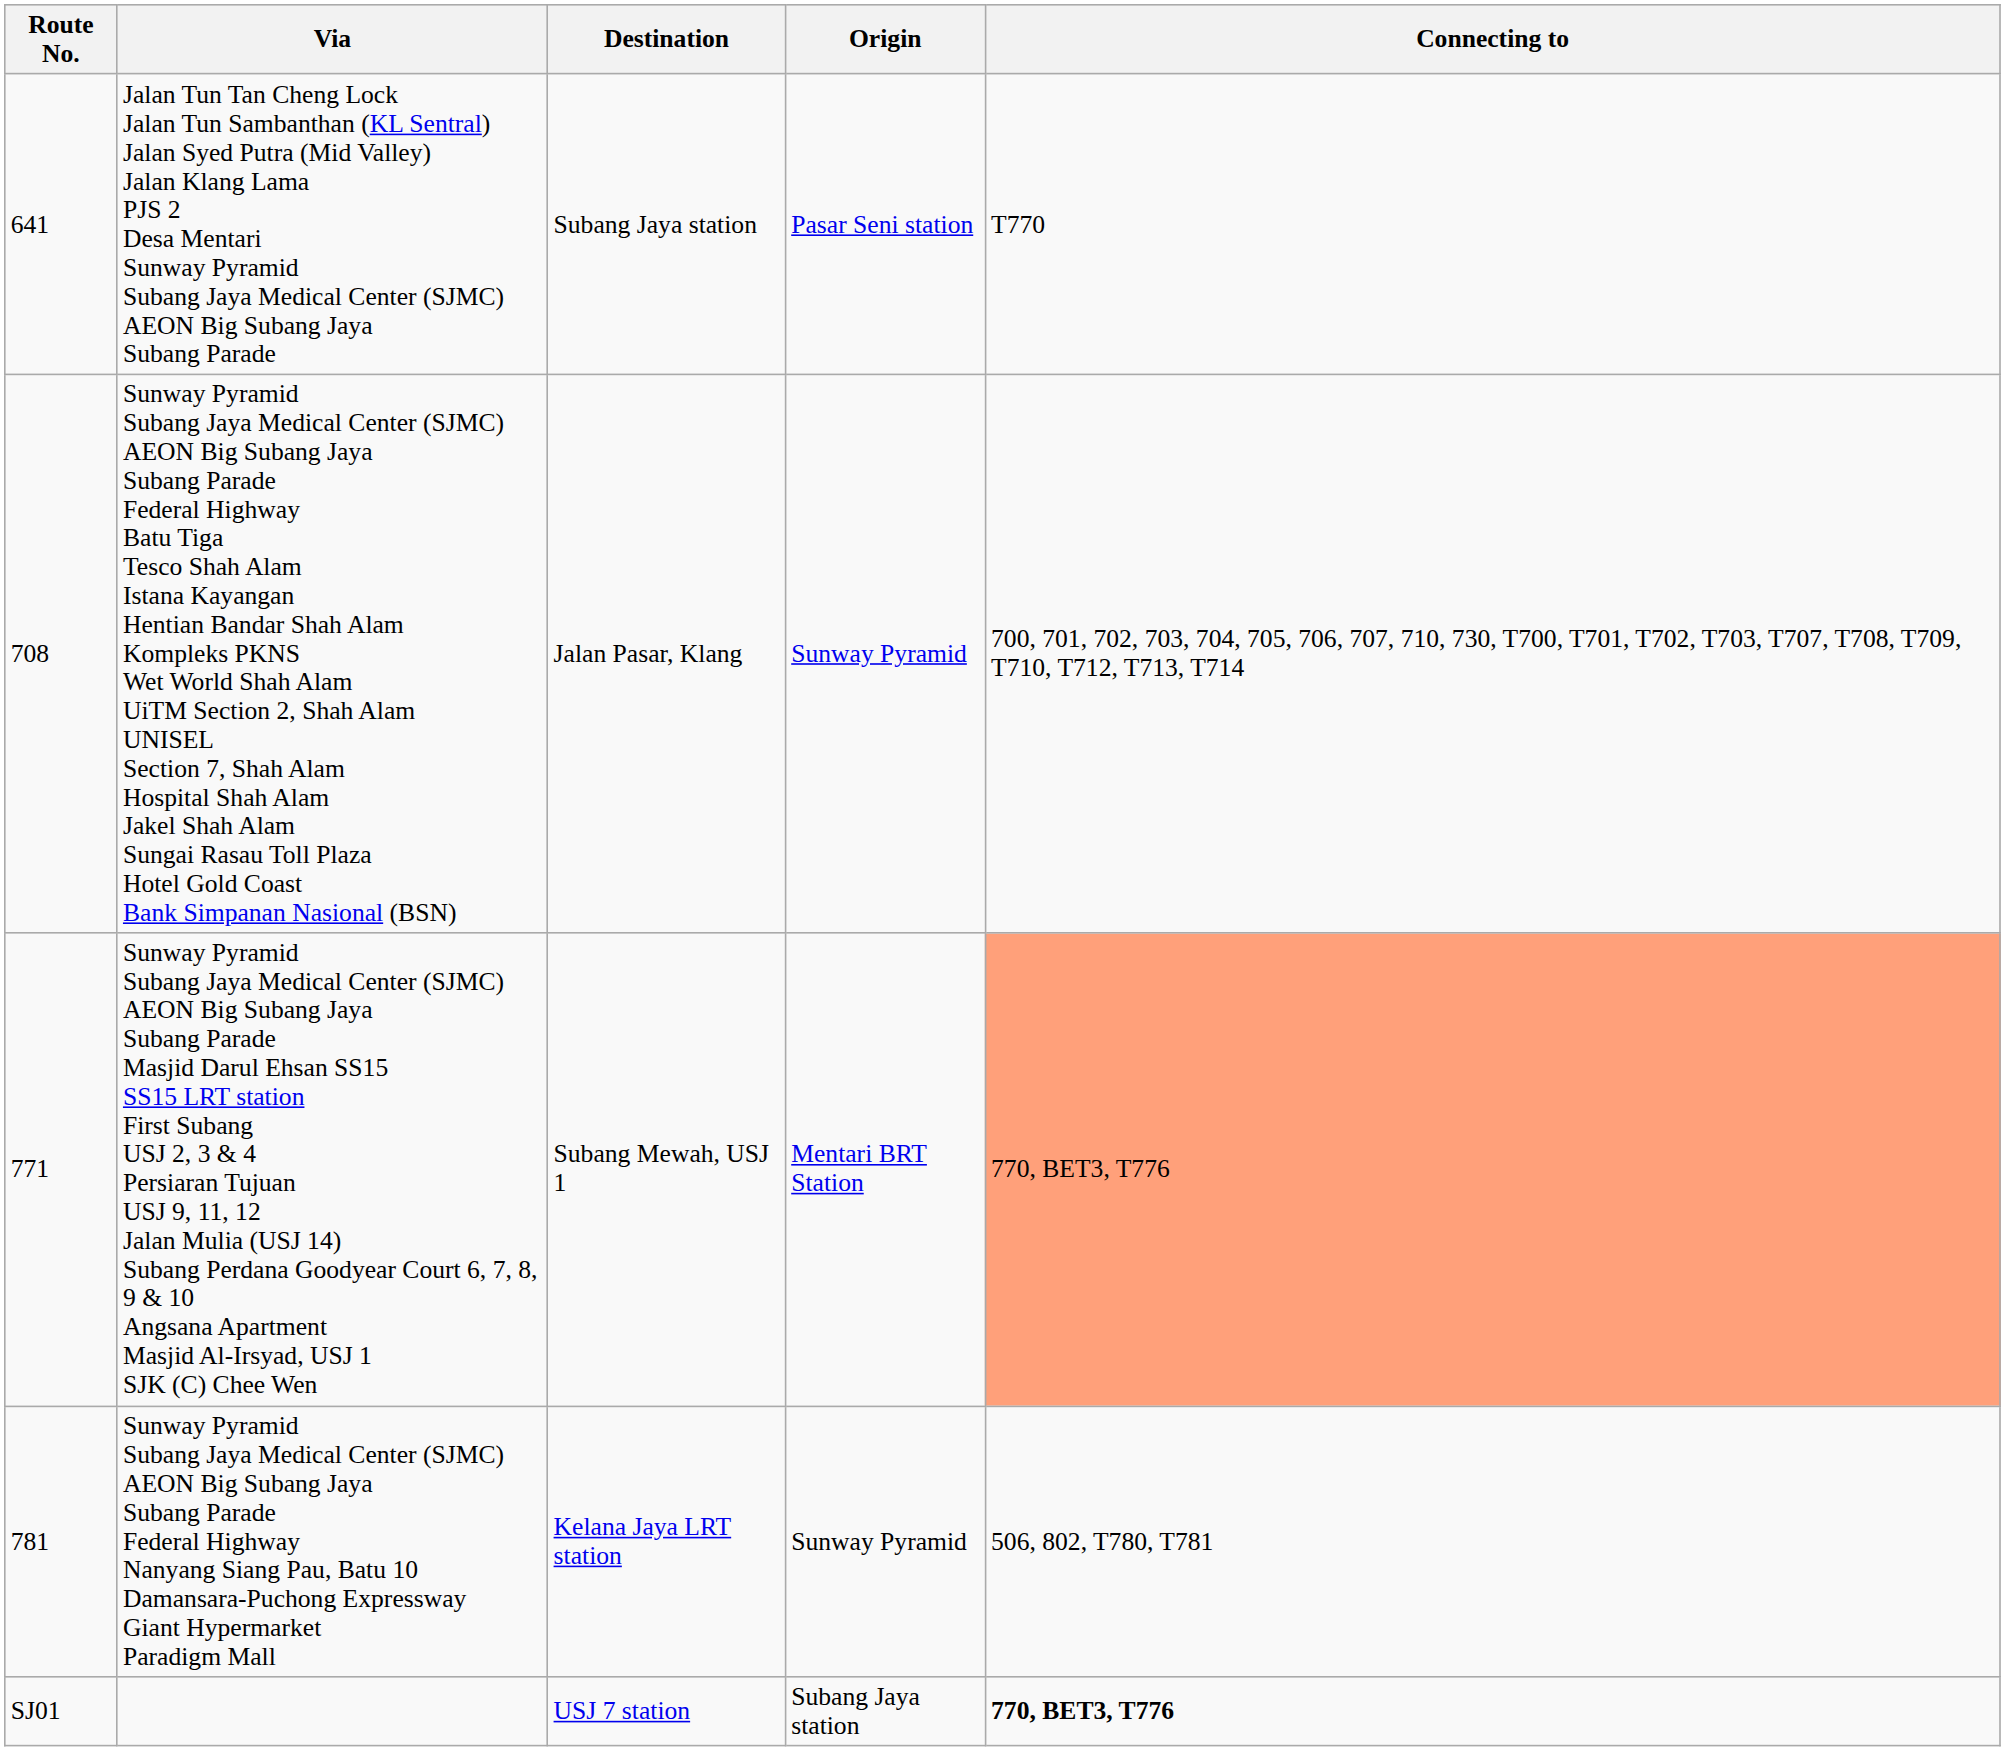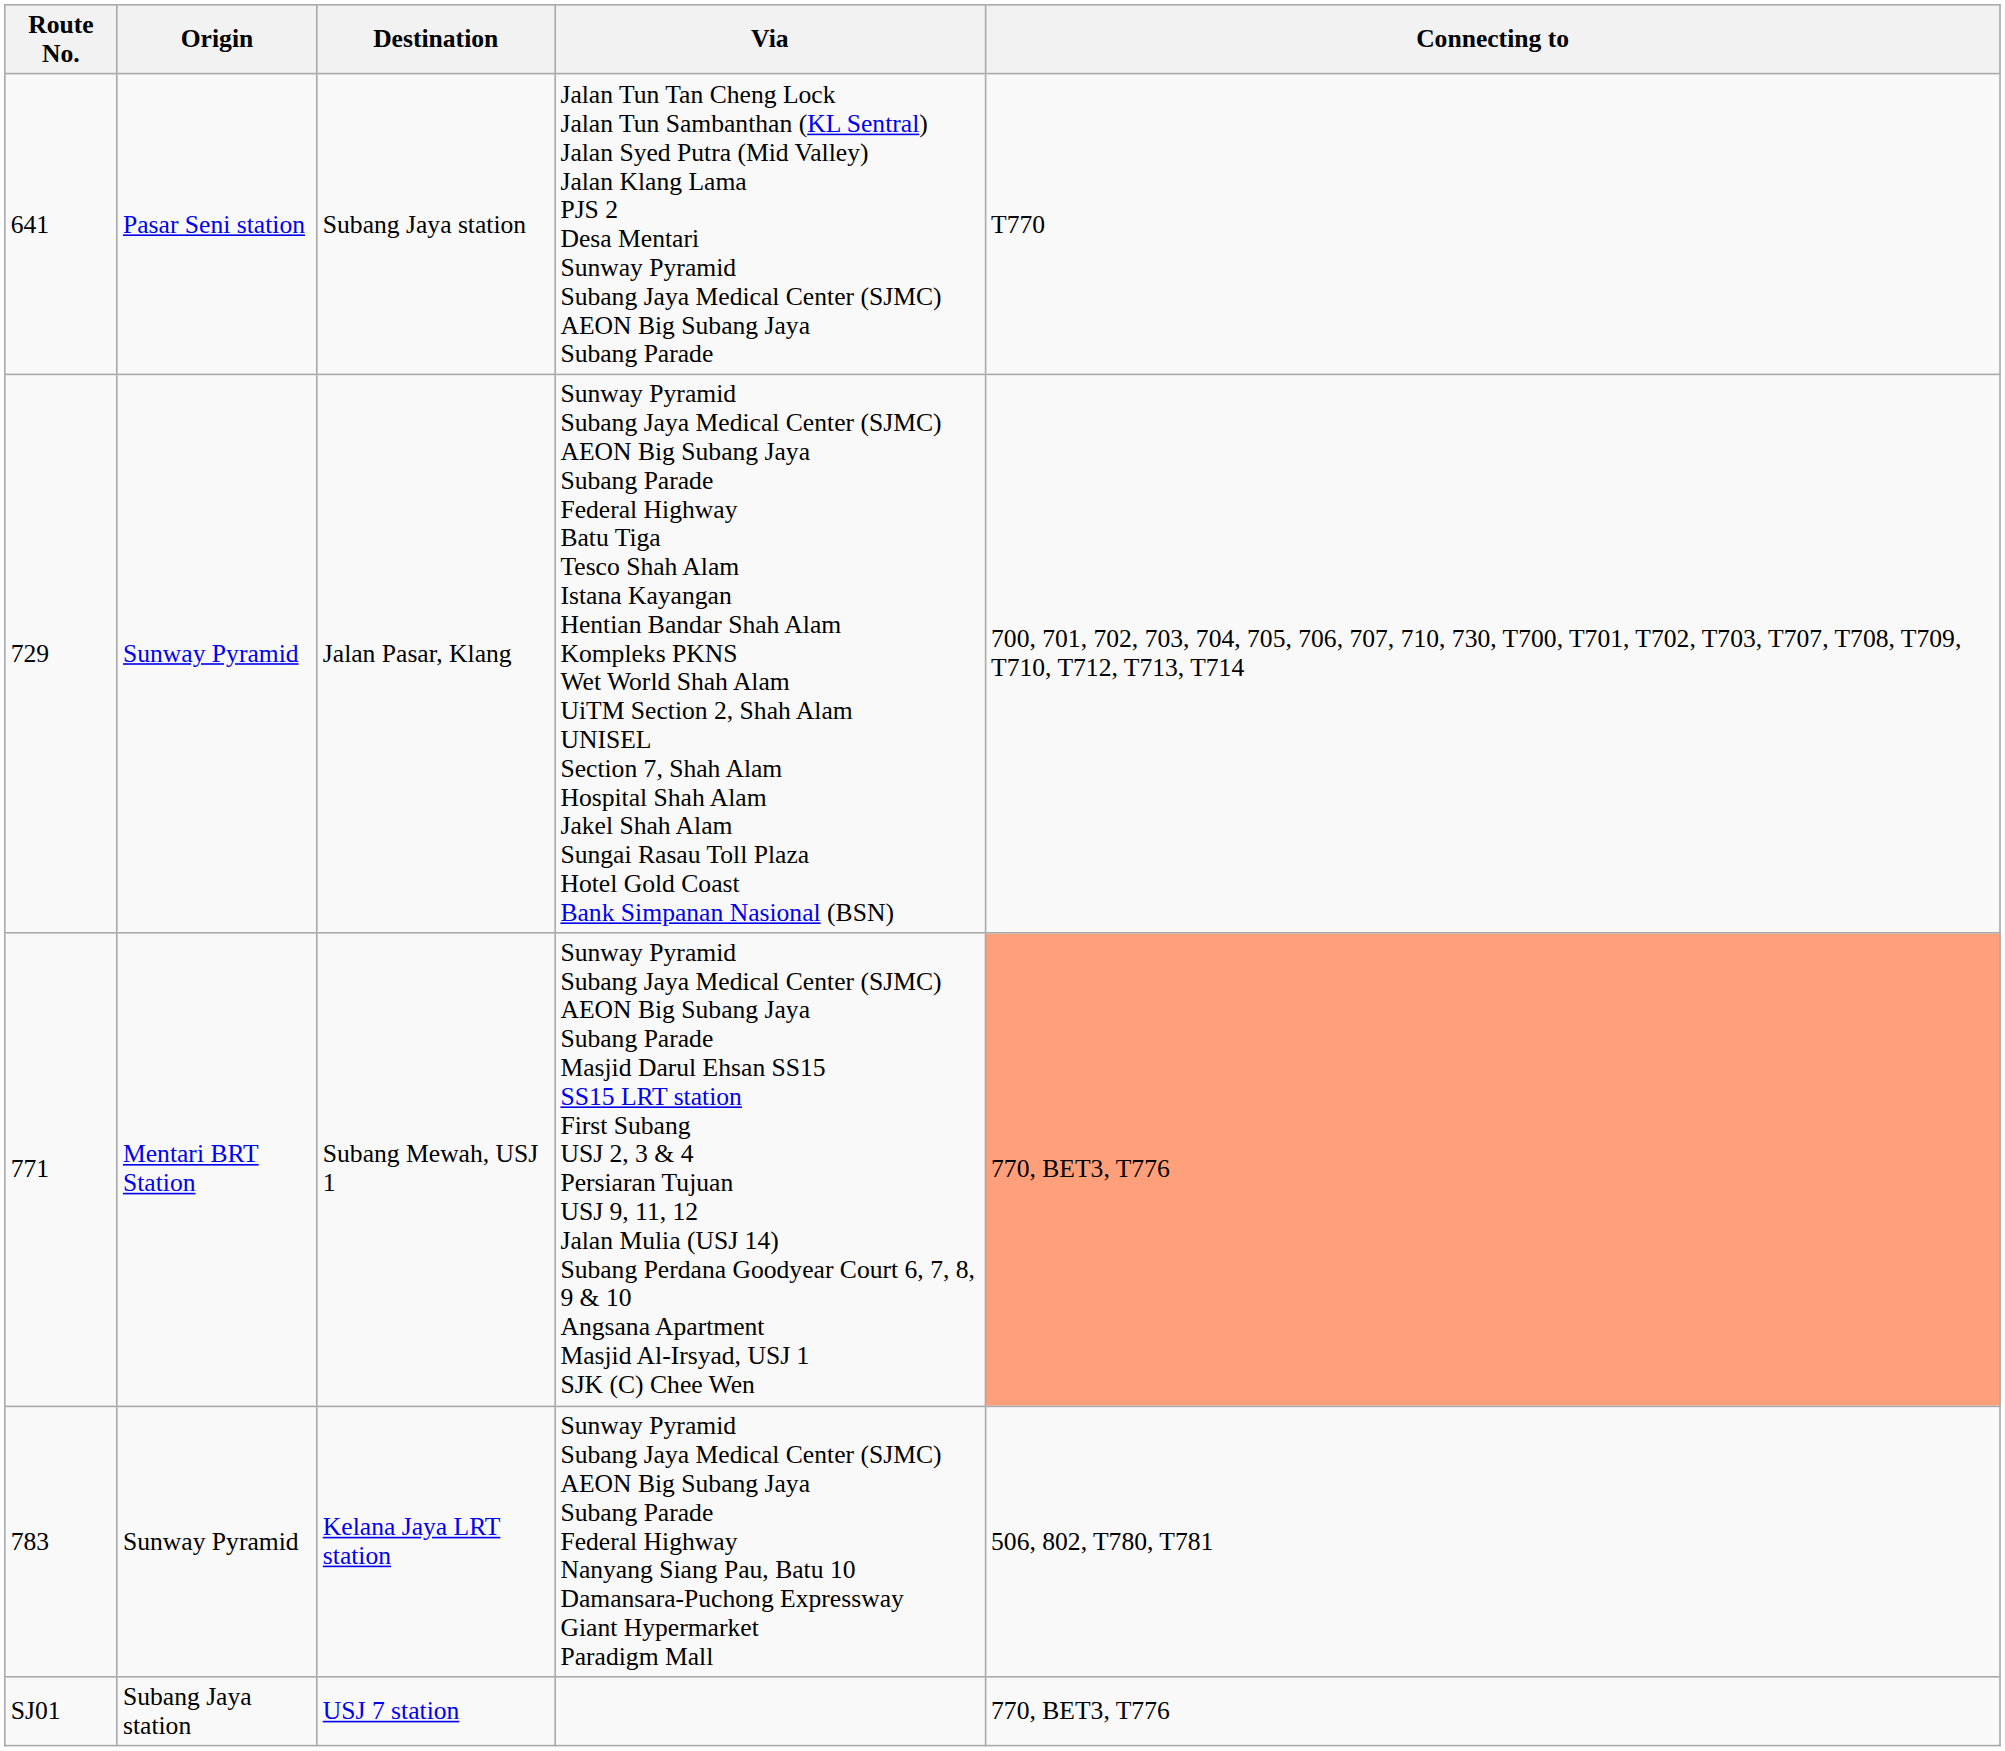columns swapped: (885, 39) <-> (332, 39)
(30, 653) 708 -> (30, 653) 729
(30, 1540) 781 -> (30, 1540) 783
(1083, 1710) bold -> (1080, 1710) normal
